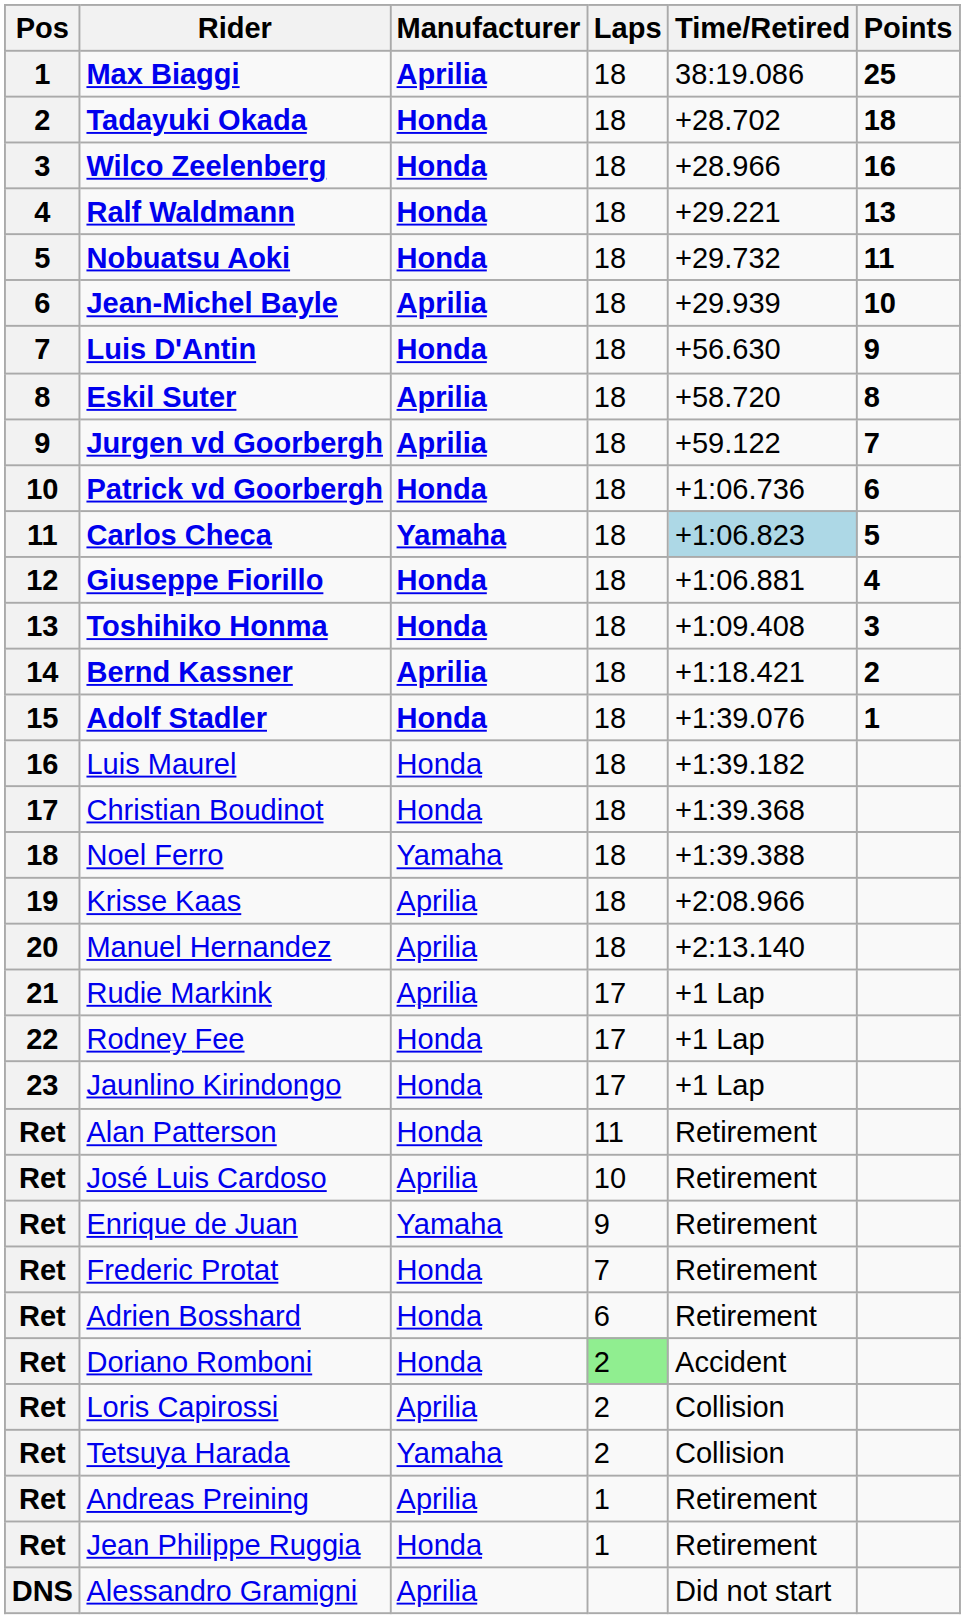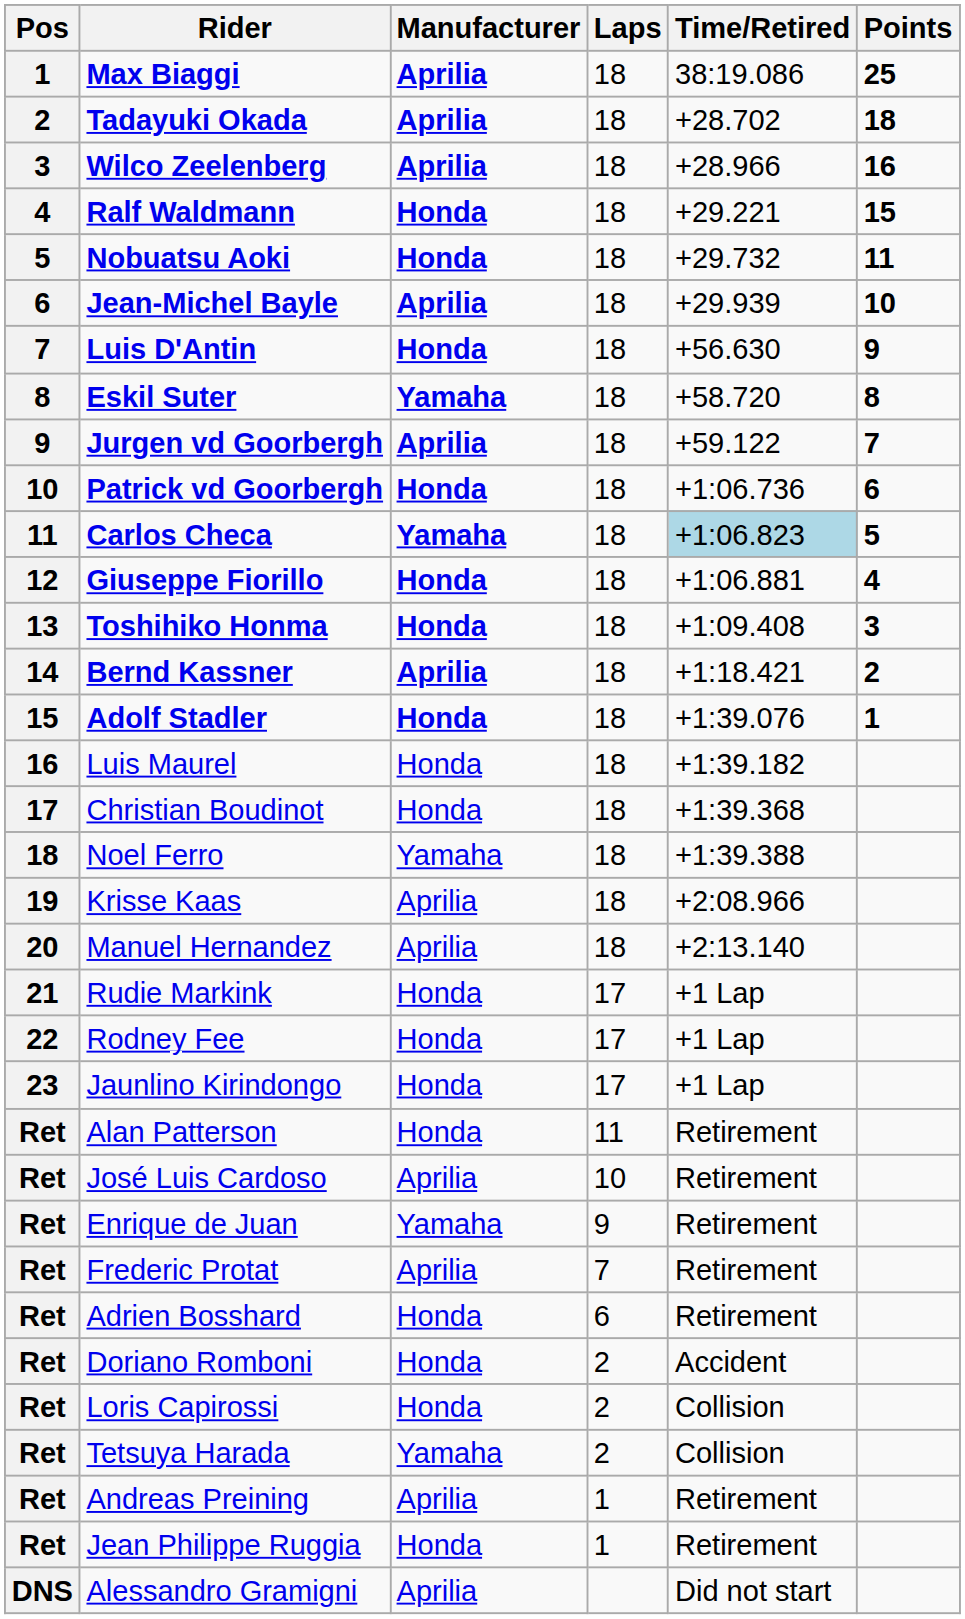(442, 120) Honda -> (442, 120) Aprilia
(442, 166) Honda -> (442, 166) Aprilia
(880, 212) 13 -> (880, 212) 15
(442, 396) Aprilia -> (451, 396) Yamaha
(437, 993) Aprilia -> (439, 993) Honda
(439, 1269) Honda -> (437, 1269) Aprilia
(602, 1361) lightgreen background -> (602, 1361) no background
(437, 1407) Aprilia -> (439, 1407) Honda
